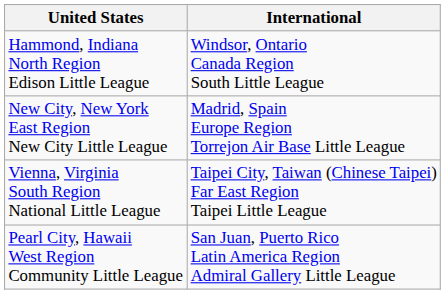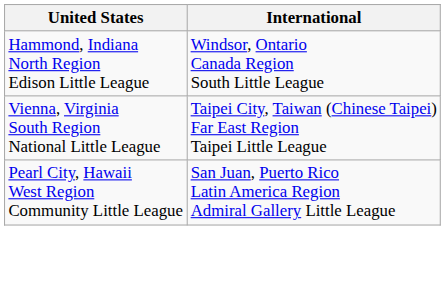- row: (88, 127)
